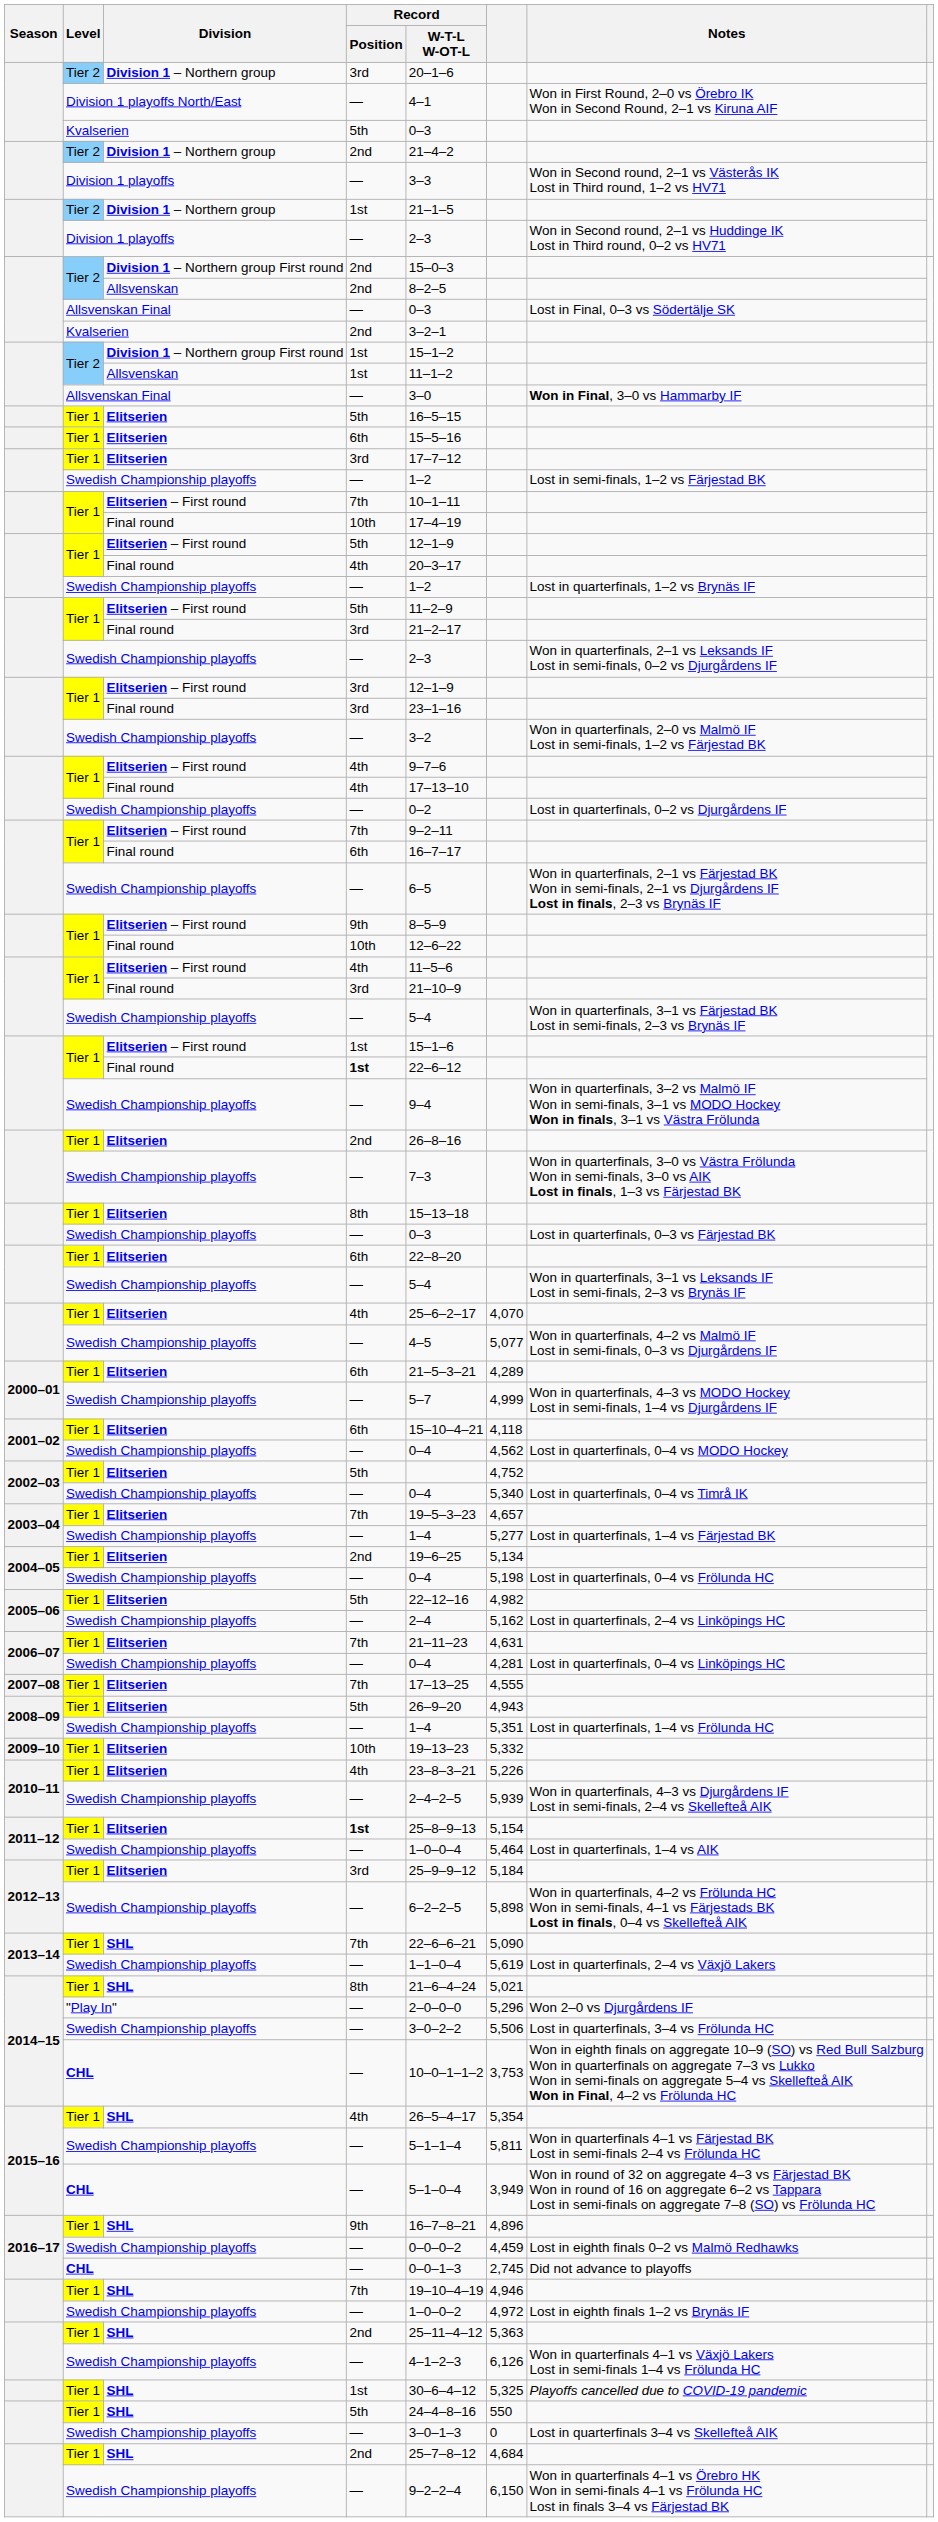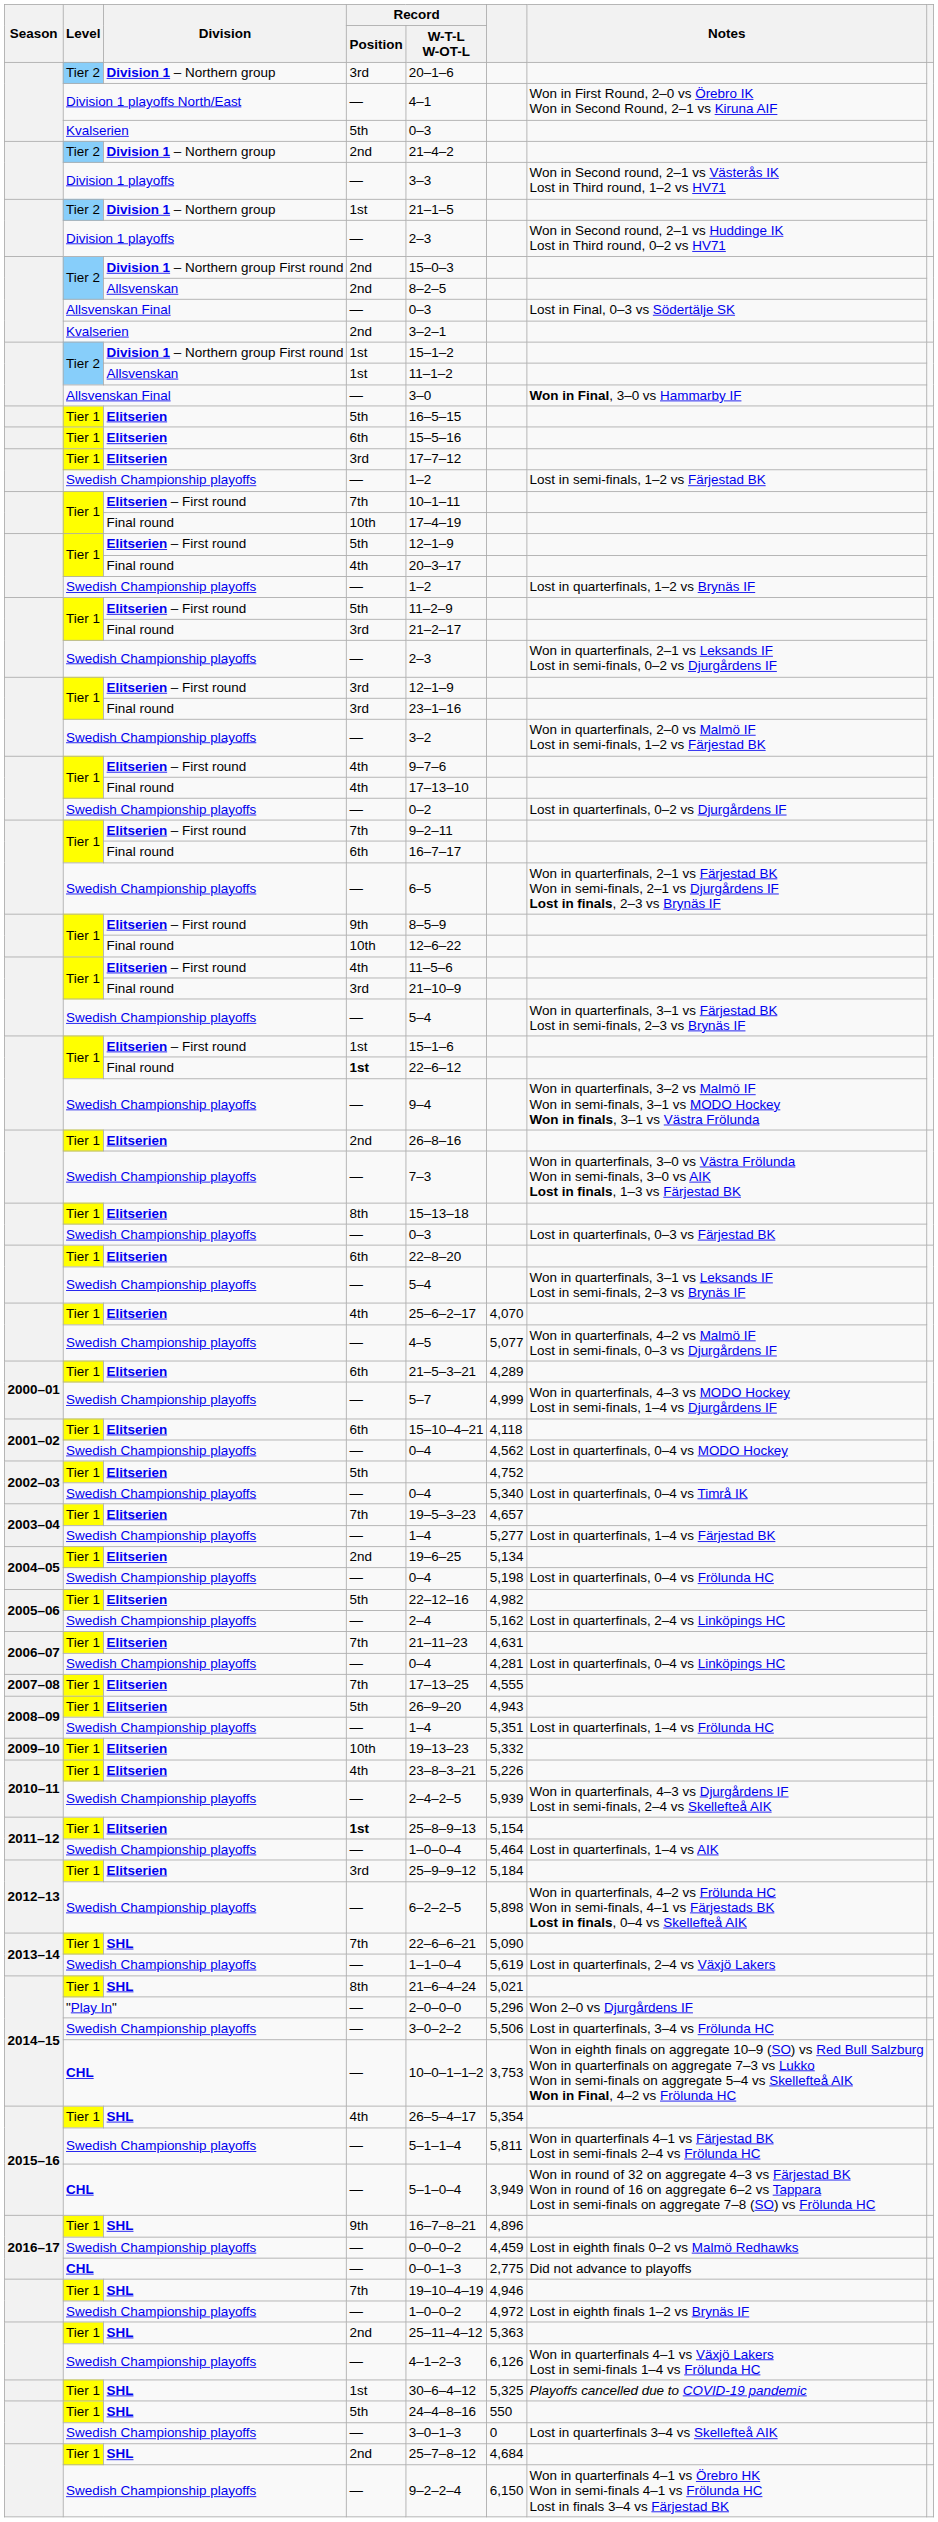(507, 2268) 2,745 -> (507, 2268) 2,775
